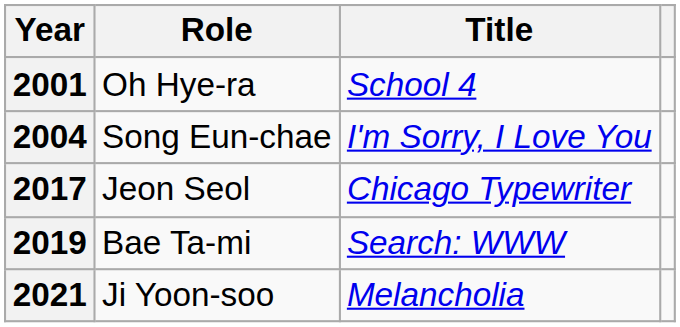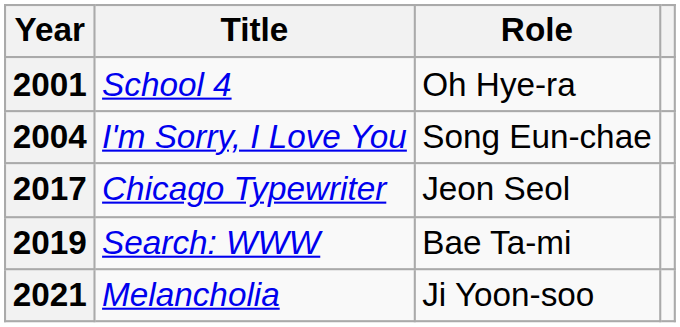columns swapped: (499, 30) <-> (217, 30)
